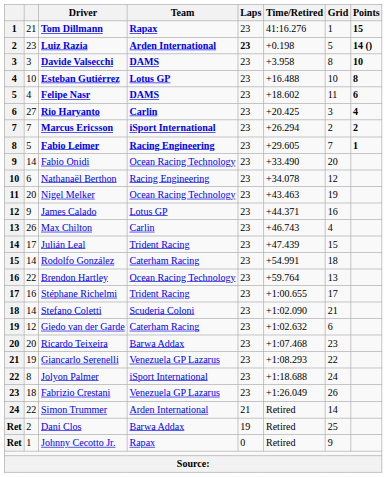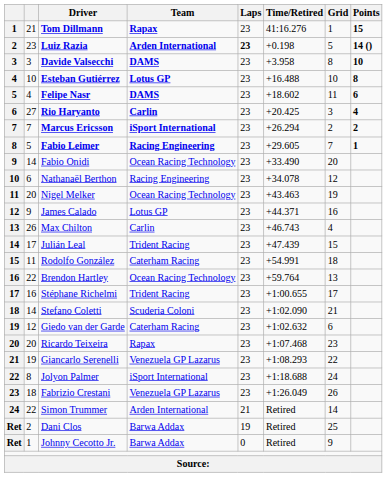(31, 261) 14 -> (31, 261) 11
(157, 343) Barwa Addax -> (142, 343) Rapax
(142, 443) Rapax -> (157, 443) Barwa Addax
